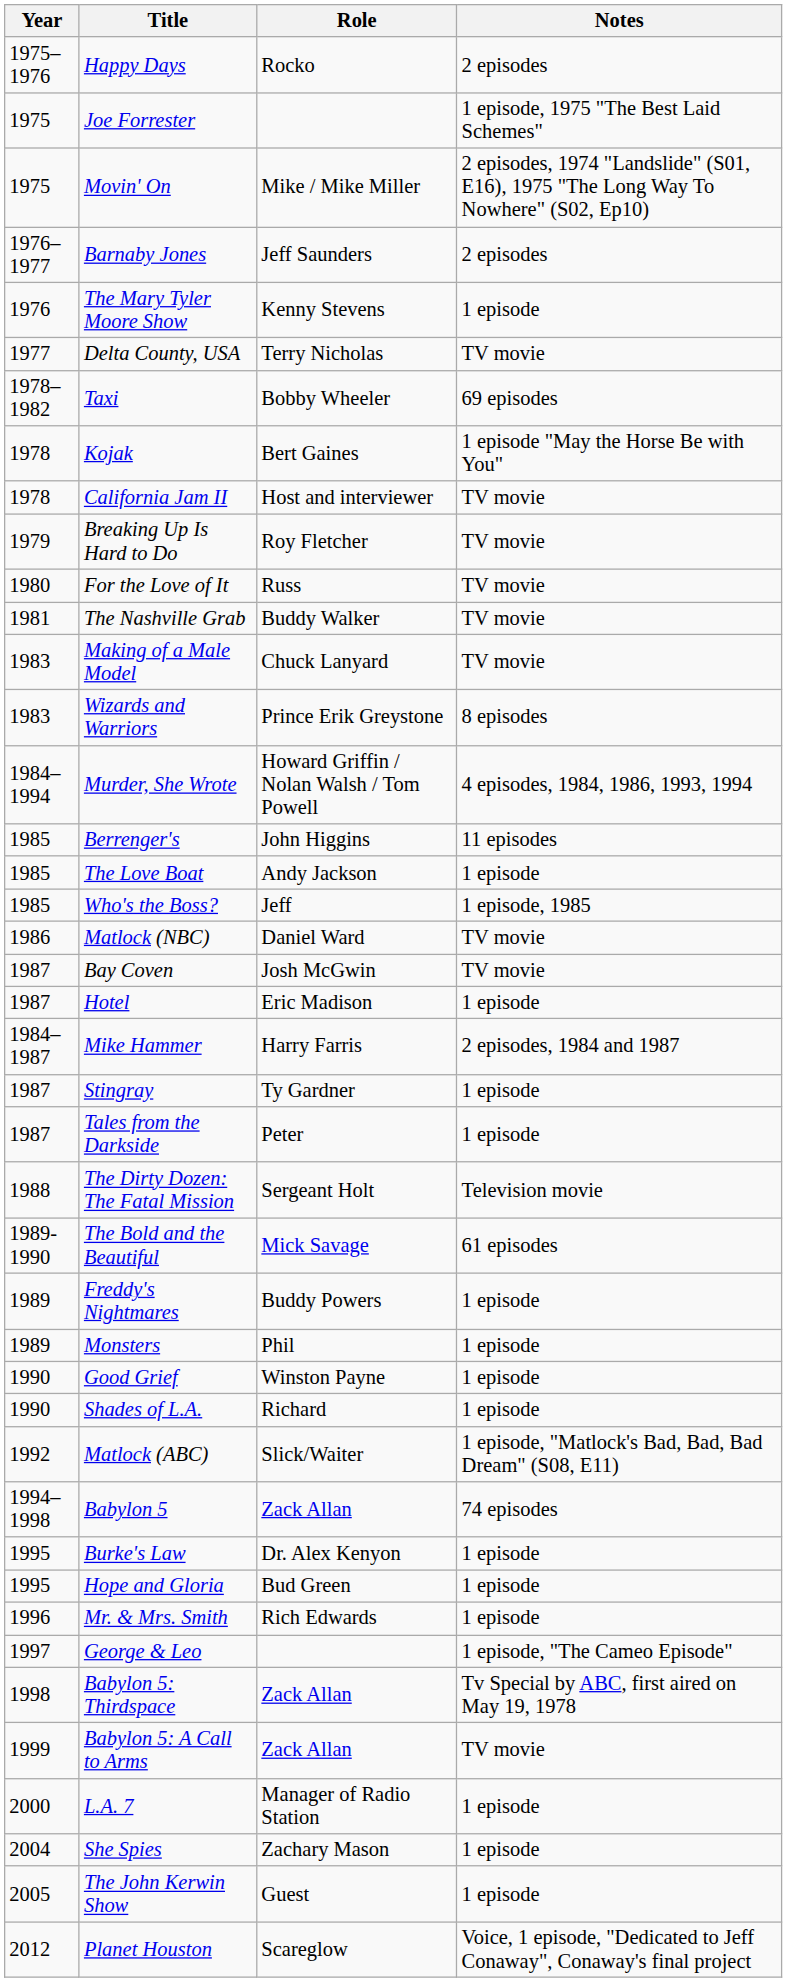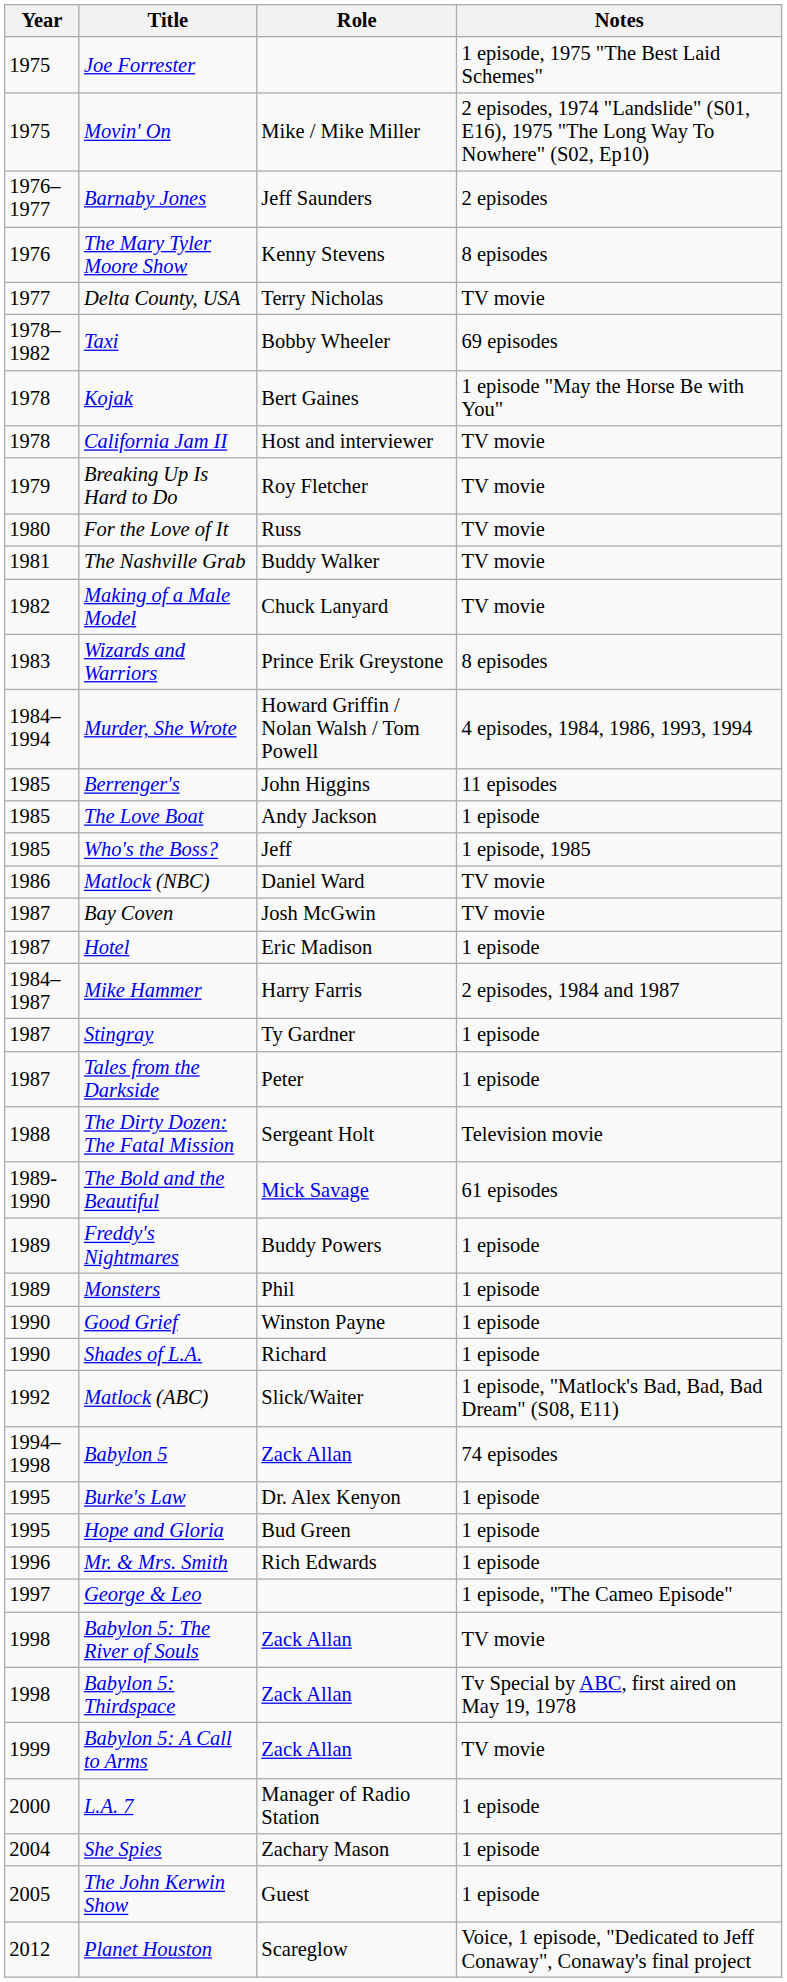- row: (137, 64)
(501, 309) 1 episode -> (505, 254) 8 episodes
(30, 661) 1983 -> (30, 606) 1982
+ row: (147, 1639)
